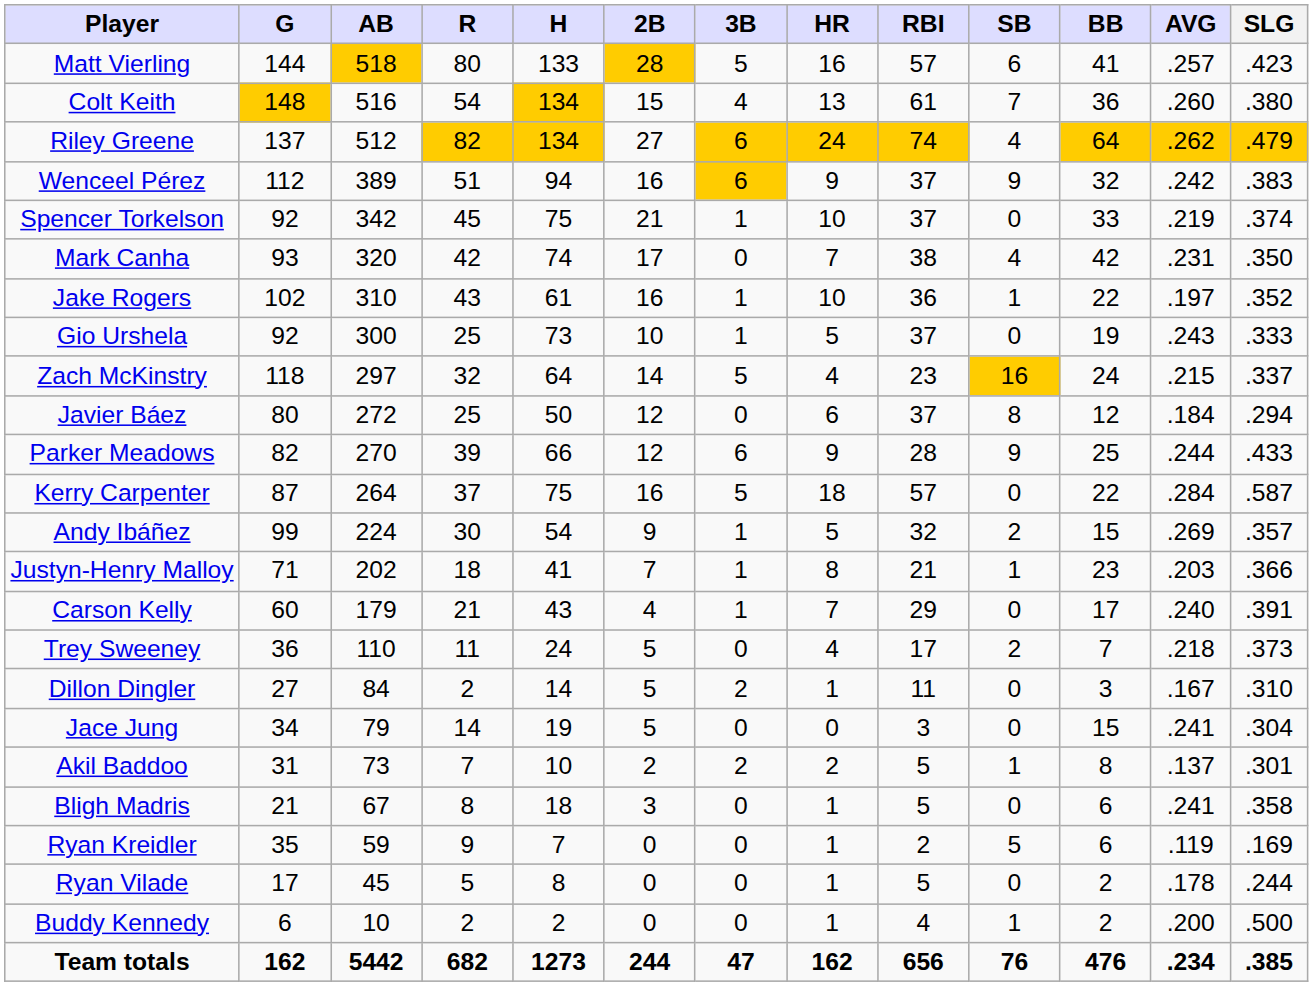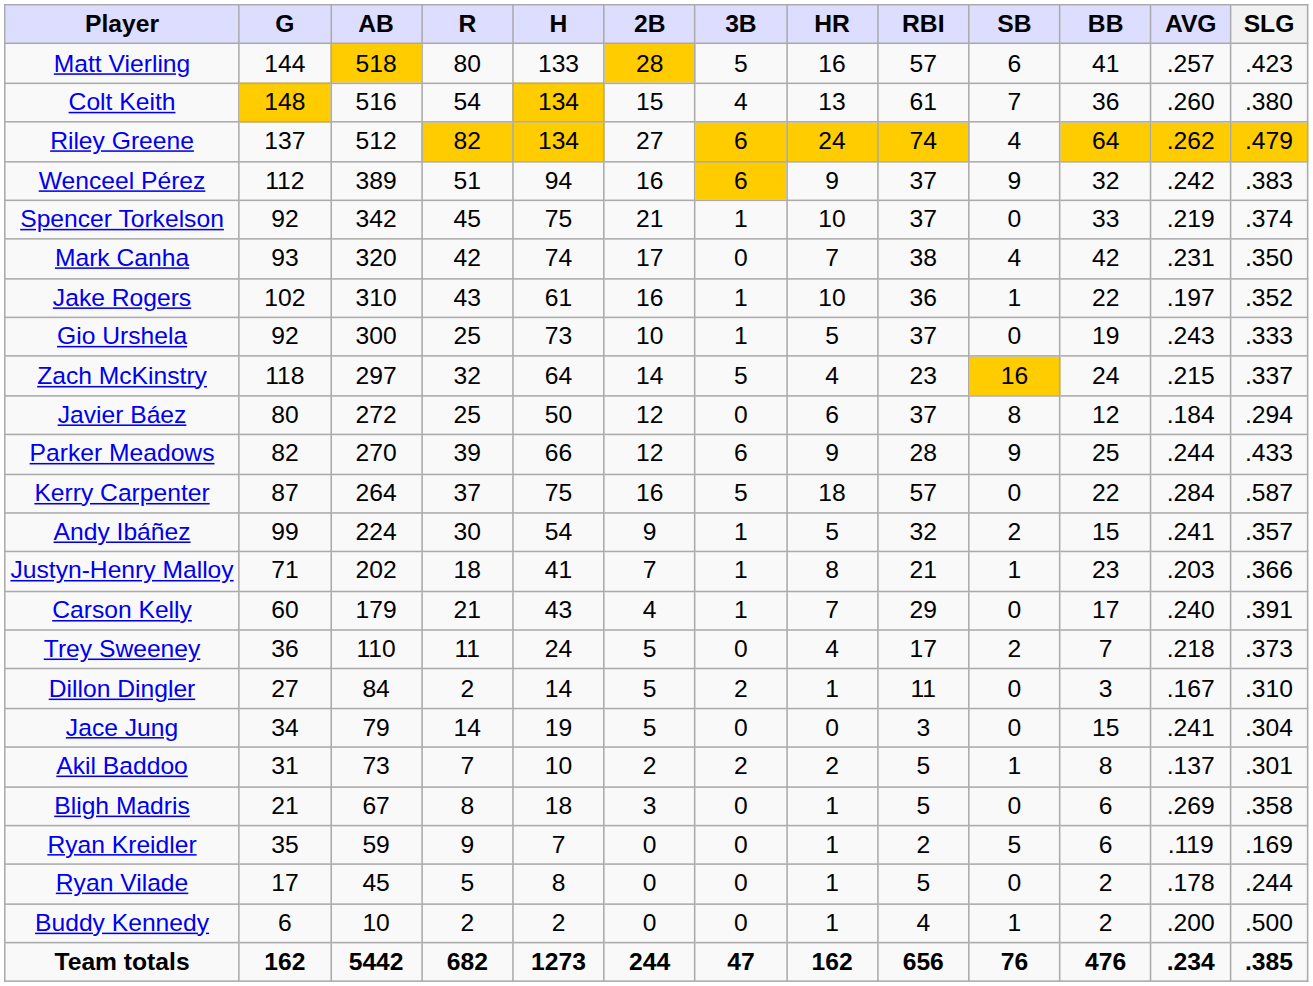(1191, 532) .269 -> (1191, 532) .241
(1191, 805) .241 -> (1191, 805) .269
